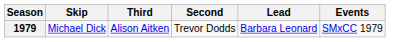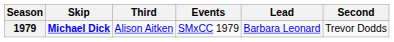columns swapped: (205, 12) <-> (352, 12)
(77, 28) normal -> (79, 28) bold
